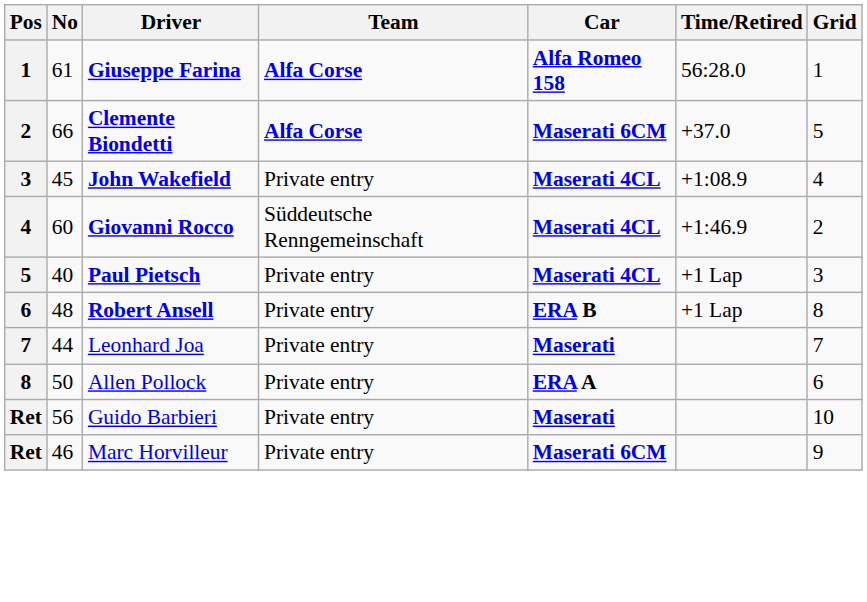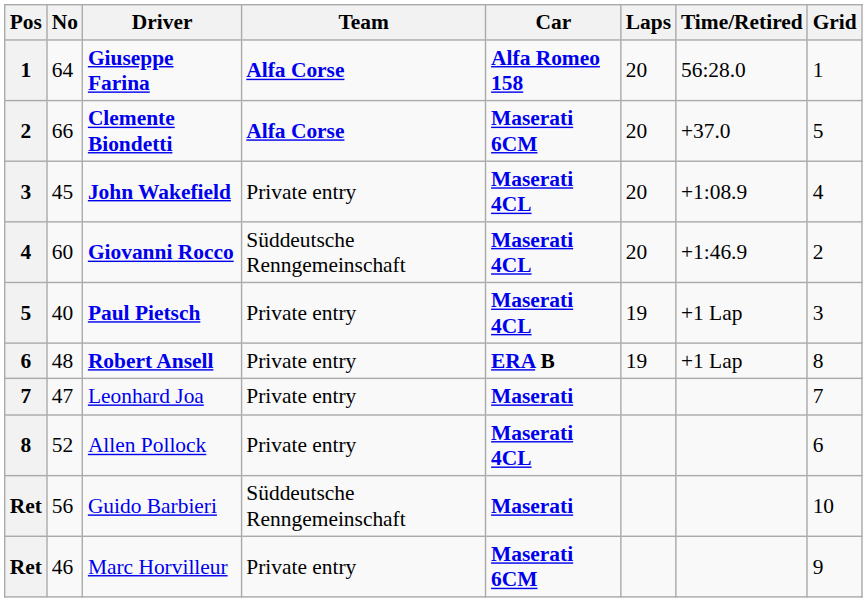+ column: (648, 22)
(62, 70) 61 -> (62, 70) 64
(62, 345) 44 -> (62, 396) 47
(62, 381) 50 -> (62, 444) 52
(565, 381) ERA A -> (532, 444) Maserati 4CL
(319, 416) Private entry -> (326, 505) Süddeutsche Renngemeinschaft
